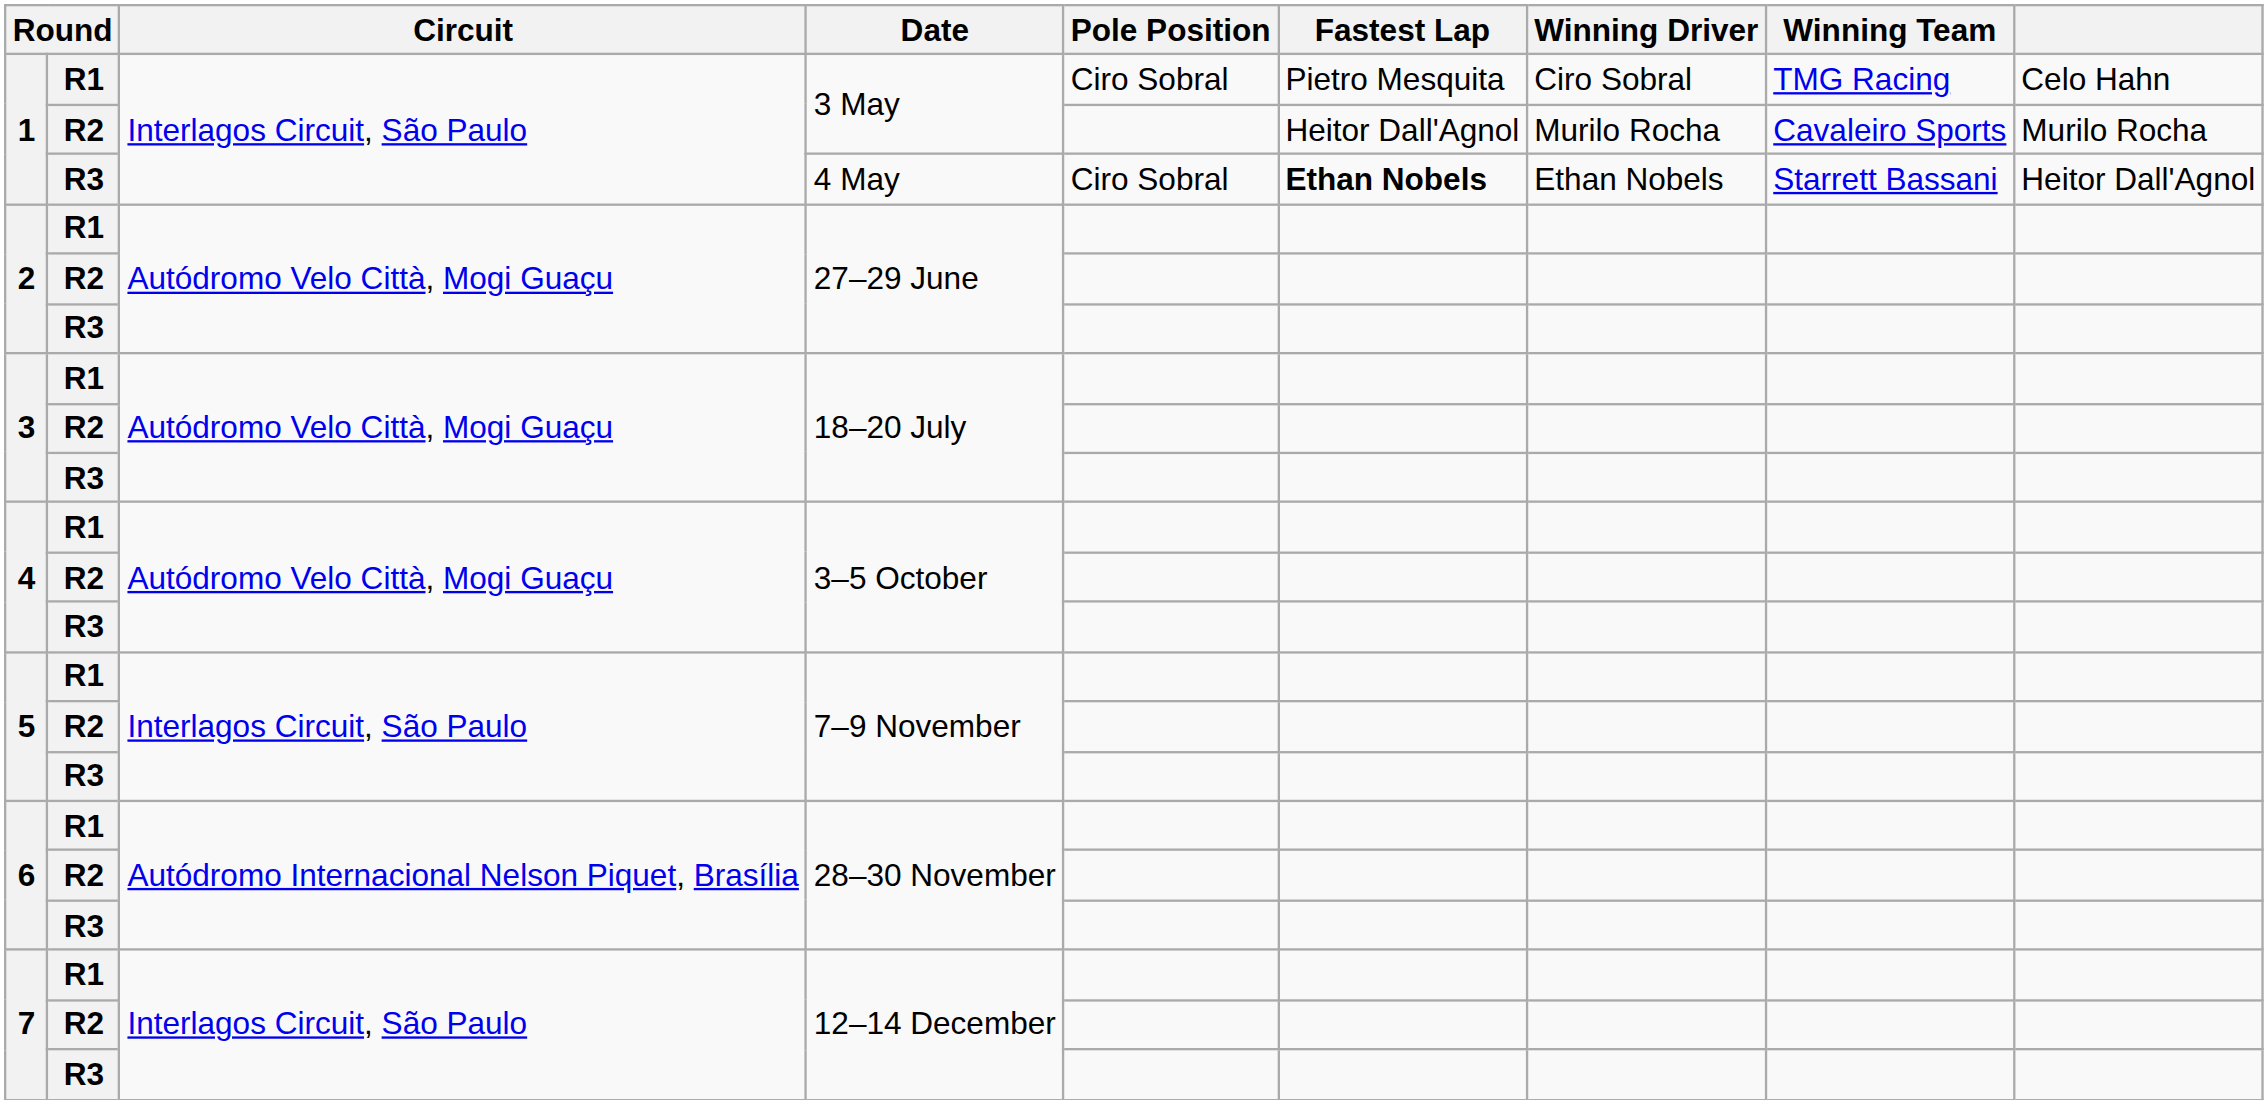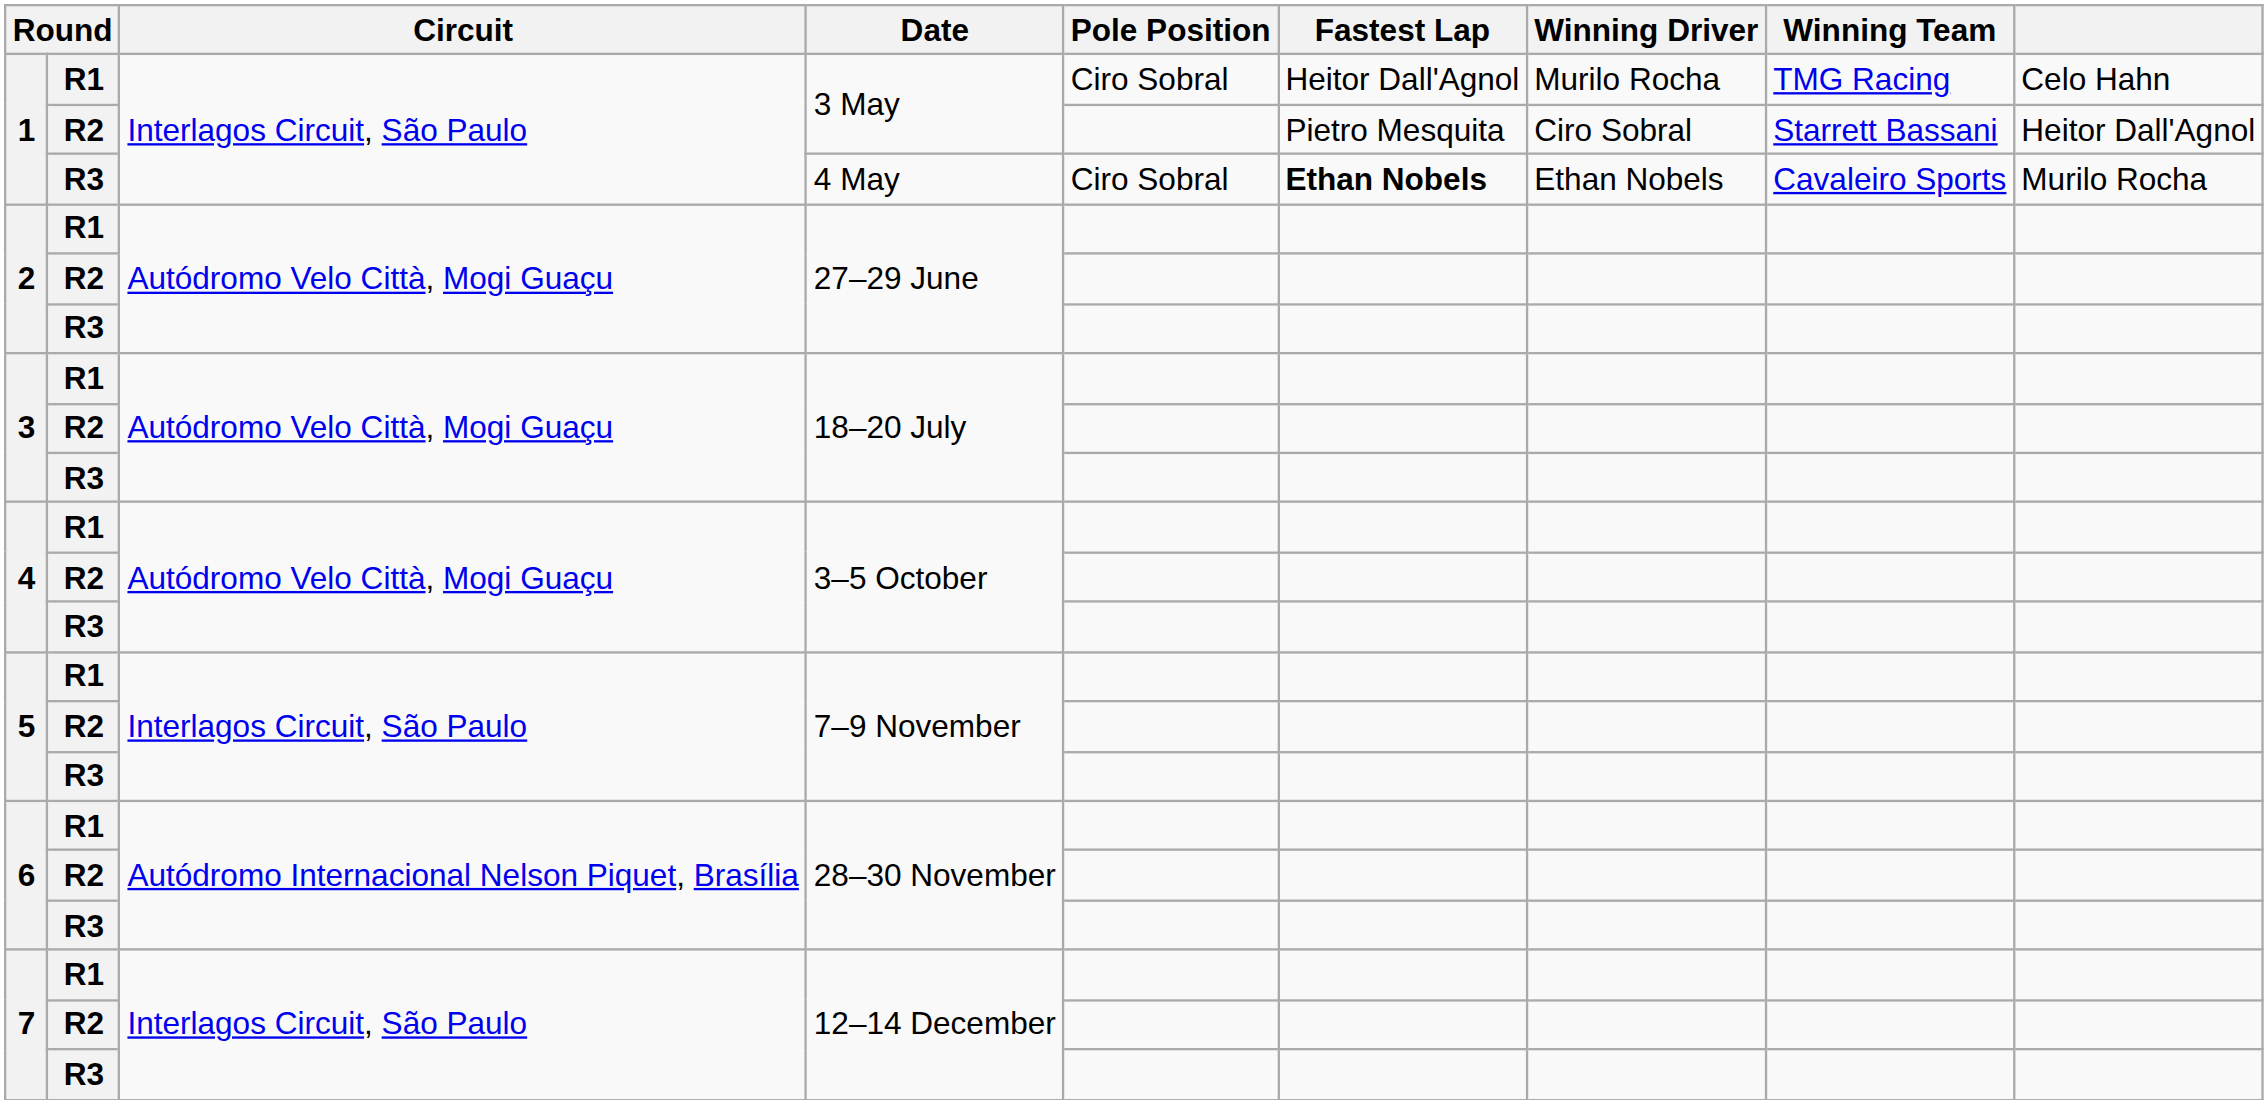(1395, 79) Pietro Mesquita -> (1402, 79) Heitor Dall'Agnol
(1613, 79) Ciro Sobral -> (1627, 79) Murilo Rocha
(1402, 129) Heitor Dall'Agnol -> (1395, 129) Pietro Mesquita
(1627, 129) Murilo Rocha -> (1613, 129) Ciro Sobral
(1890, 129) Cavaleiro Sports -> (1885, 129) Starrett Bassani
(2114, 129) Murilo Rocha -> (2138, 129) Heitor Dall'Agnol
(1885, 179) Starrett Bassani -> (1890, 179) Cavaleiro Sports
(2138, 179) Heitor Dall'Agnol -> (2114, 179) Murilo Rocha
